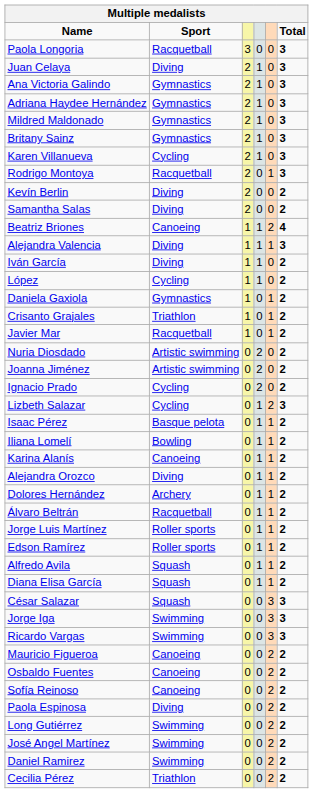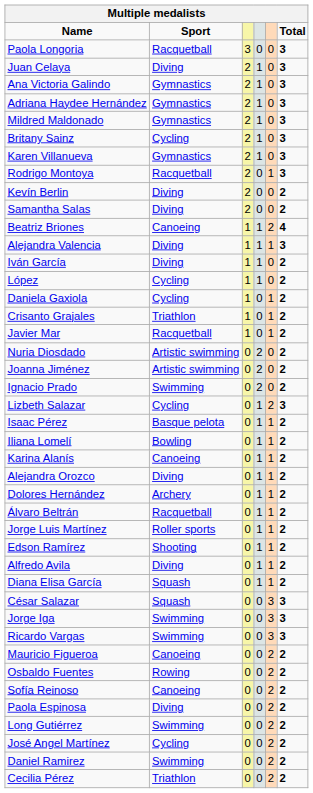(182, 138) Gymnastics -> (171, 138) Cycling
(171, 156) Cycling -> (182, 156) Gymnastics
(182, 298) Gymnastics -> (171, 298) Cycling
(171, 387) Cycling -> (178, 387) Swimming
(184, 547) Roller sports -> (174, 547) Shooting
(171, 565) Squash -> (168, 565) Diving
(176, 672) Canoeing -> (171, 672) Rowing
(178, 743) Swimming -> (171, 743) Cycling
